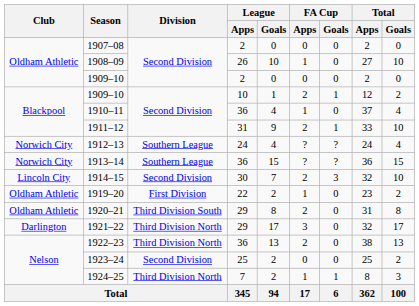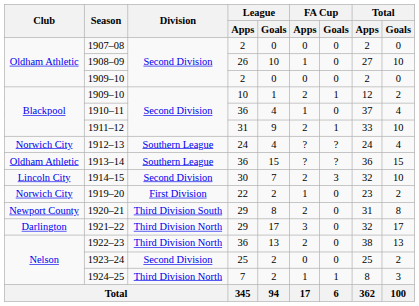(44, 161) Norwich City -> (44, 161) Oldham Athletic
(44, 194) Oldham Athletic -> (44, 194) Norwich City
(44, 210) Oldham Athletic -> (44, 210) Newport County
